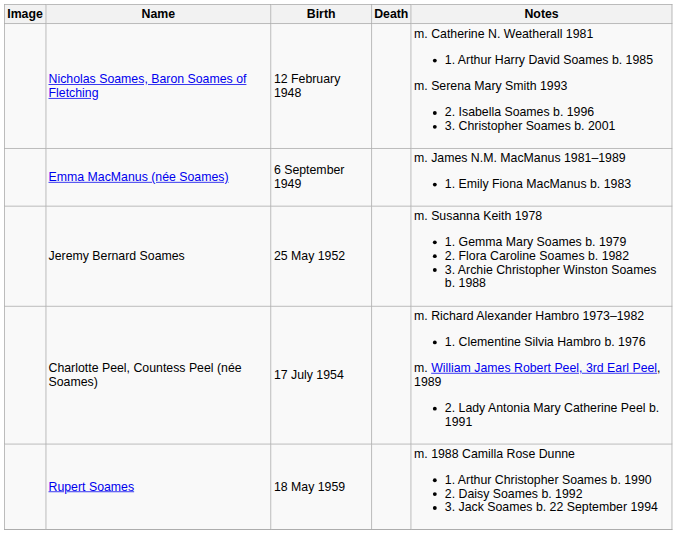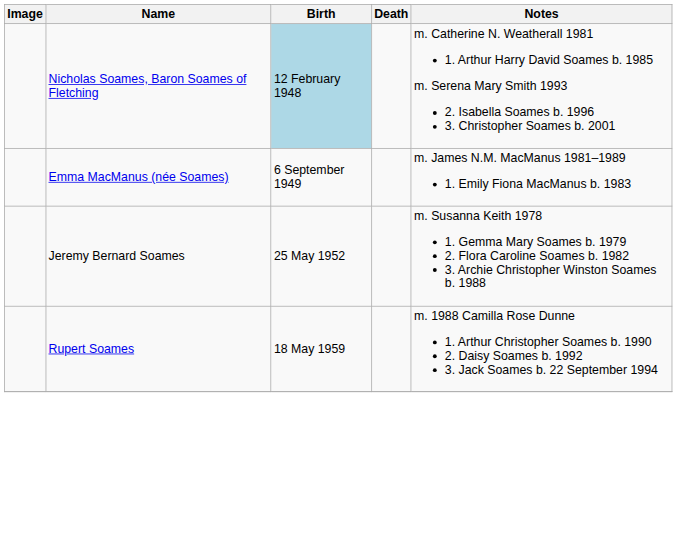(307, 86) no background -> (307, 86) lightblue background
- row: (145, 375)
